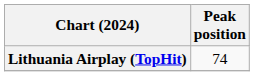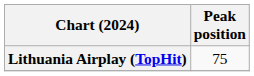(220, 58) 74 -> (220, 58) 75
